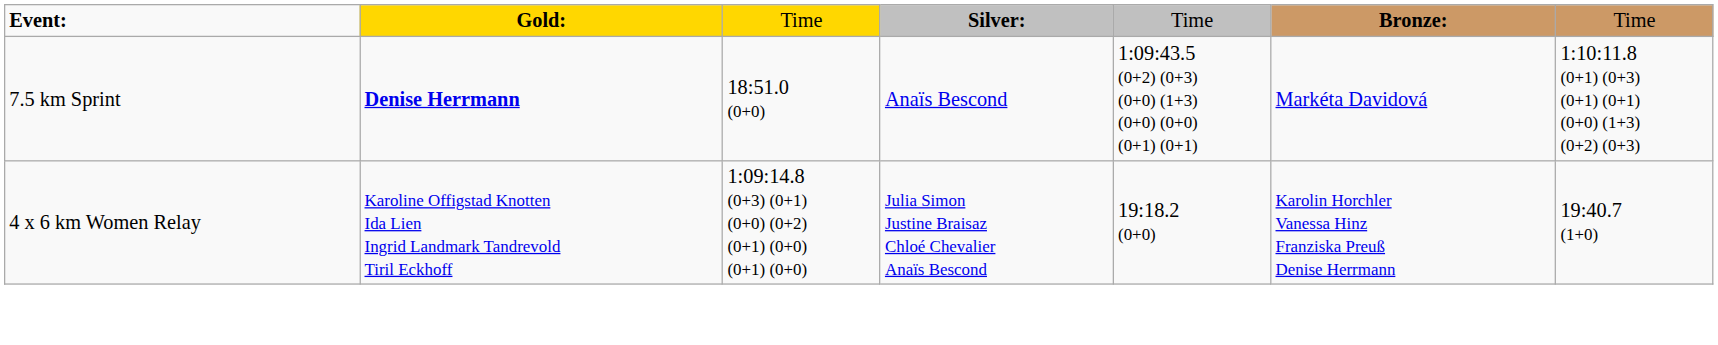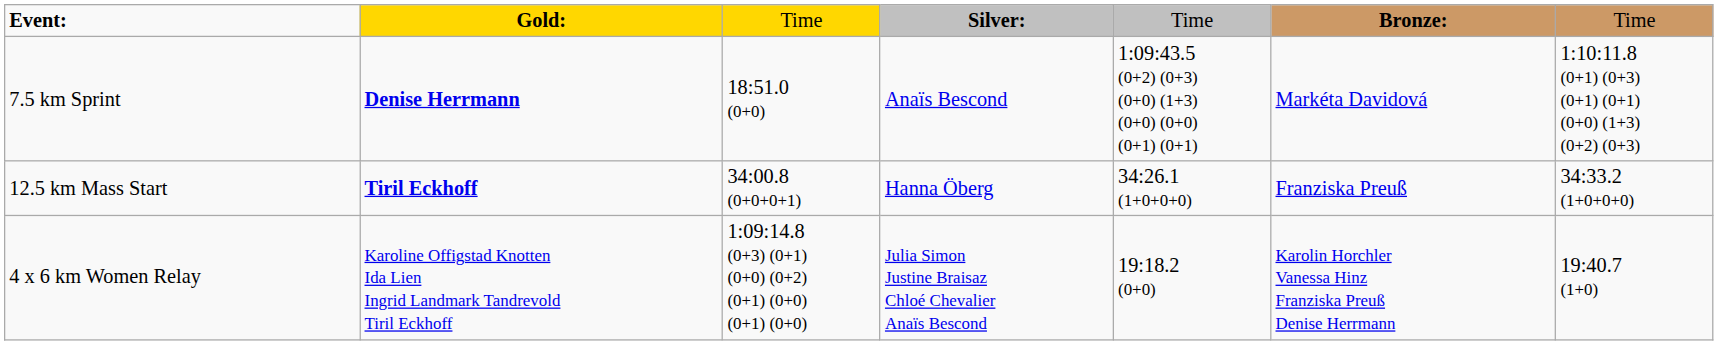+ row: (88, 187)
